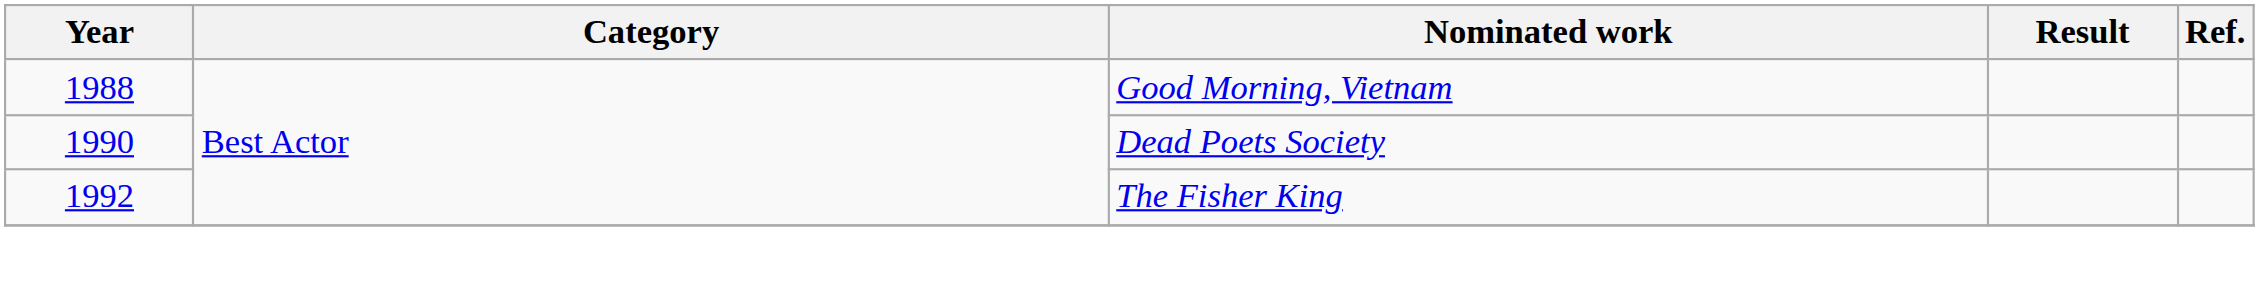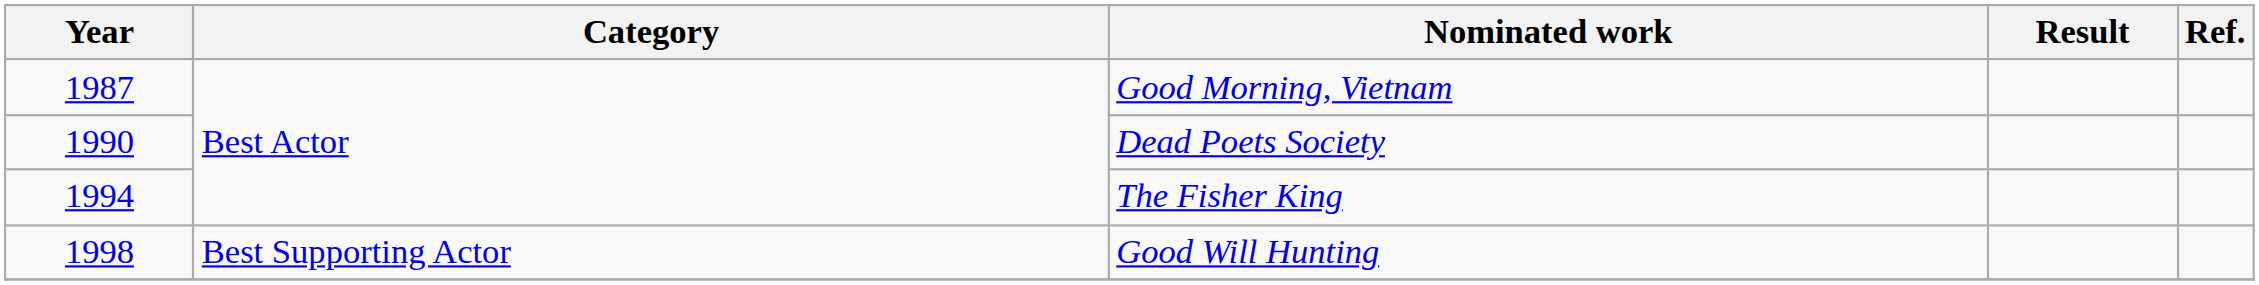(99, 86) 1988 -> (99, 86) 1987
(99, 196) 1992 -> (99, 196) 1994
+ row: (1248, 251)
